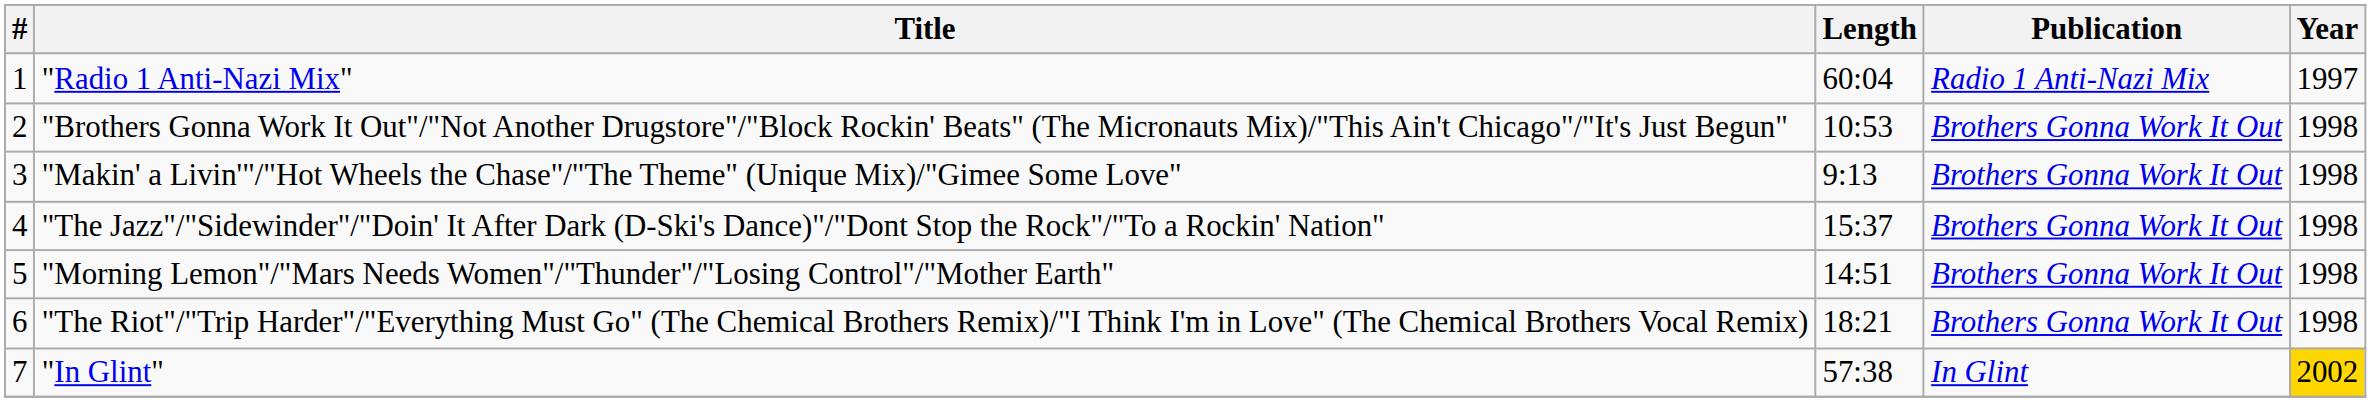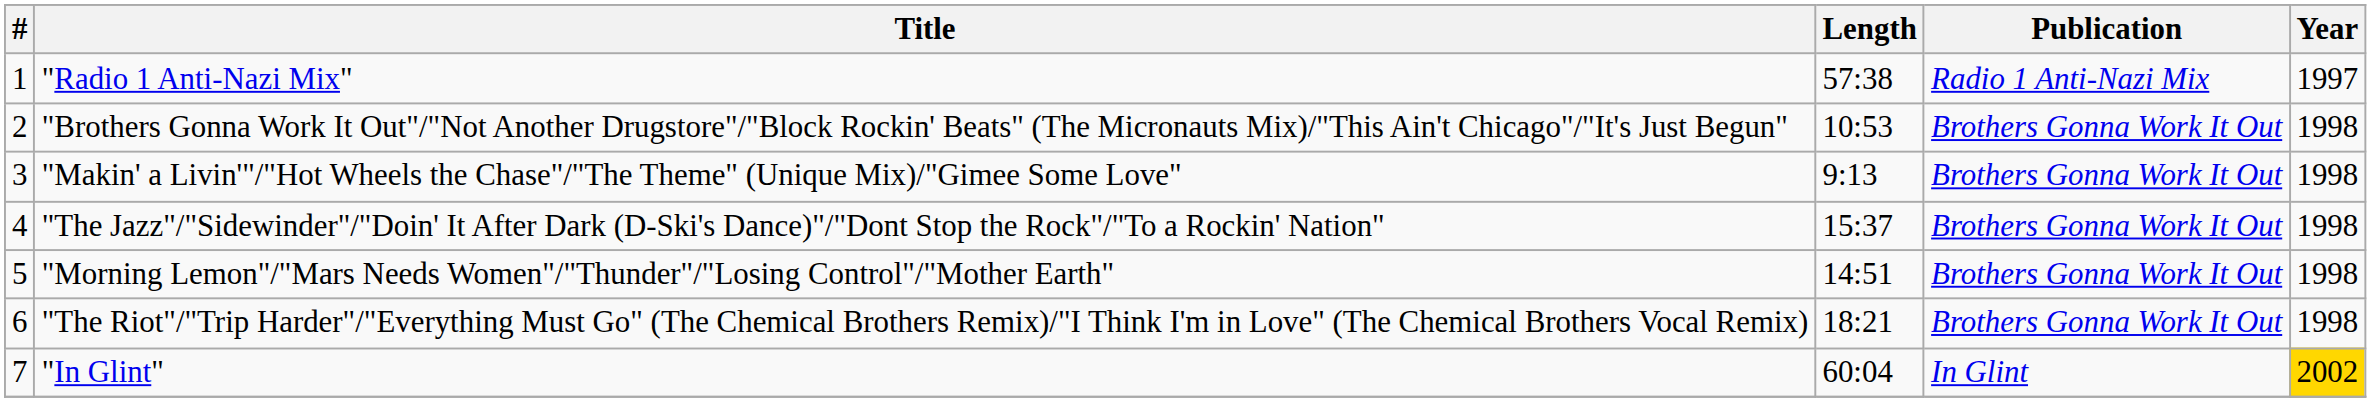(1858, 77) 60:04 -> (1858, 77) 57:38
(1858, 371) 57:38 -> (1858, 371) 60:04
